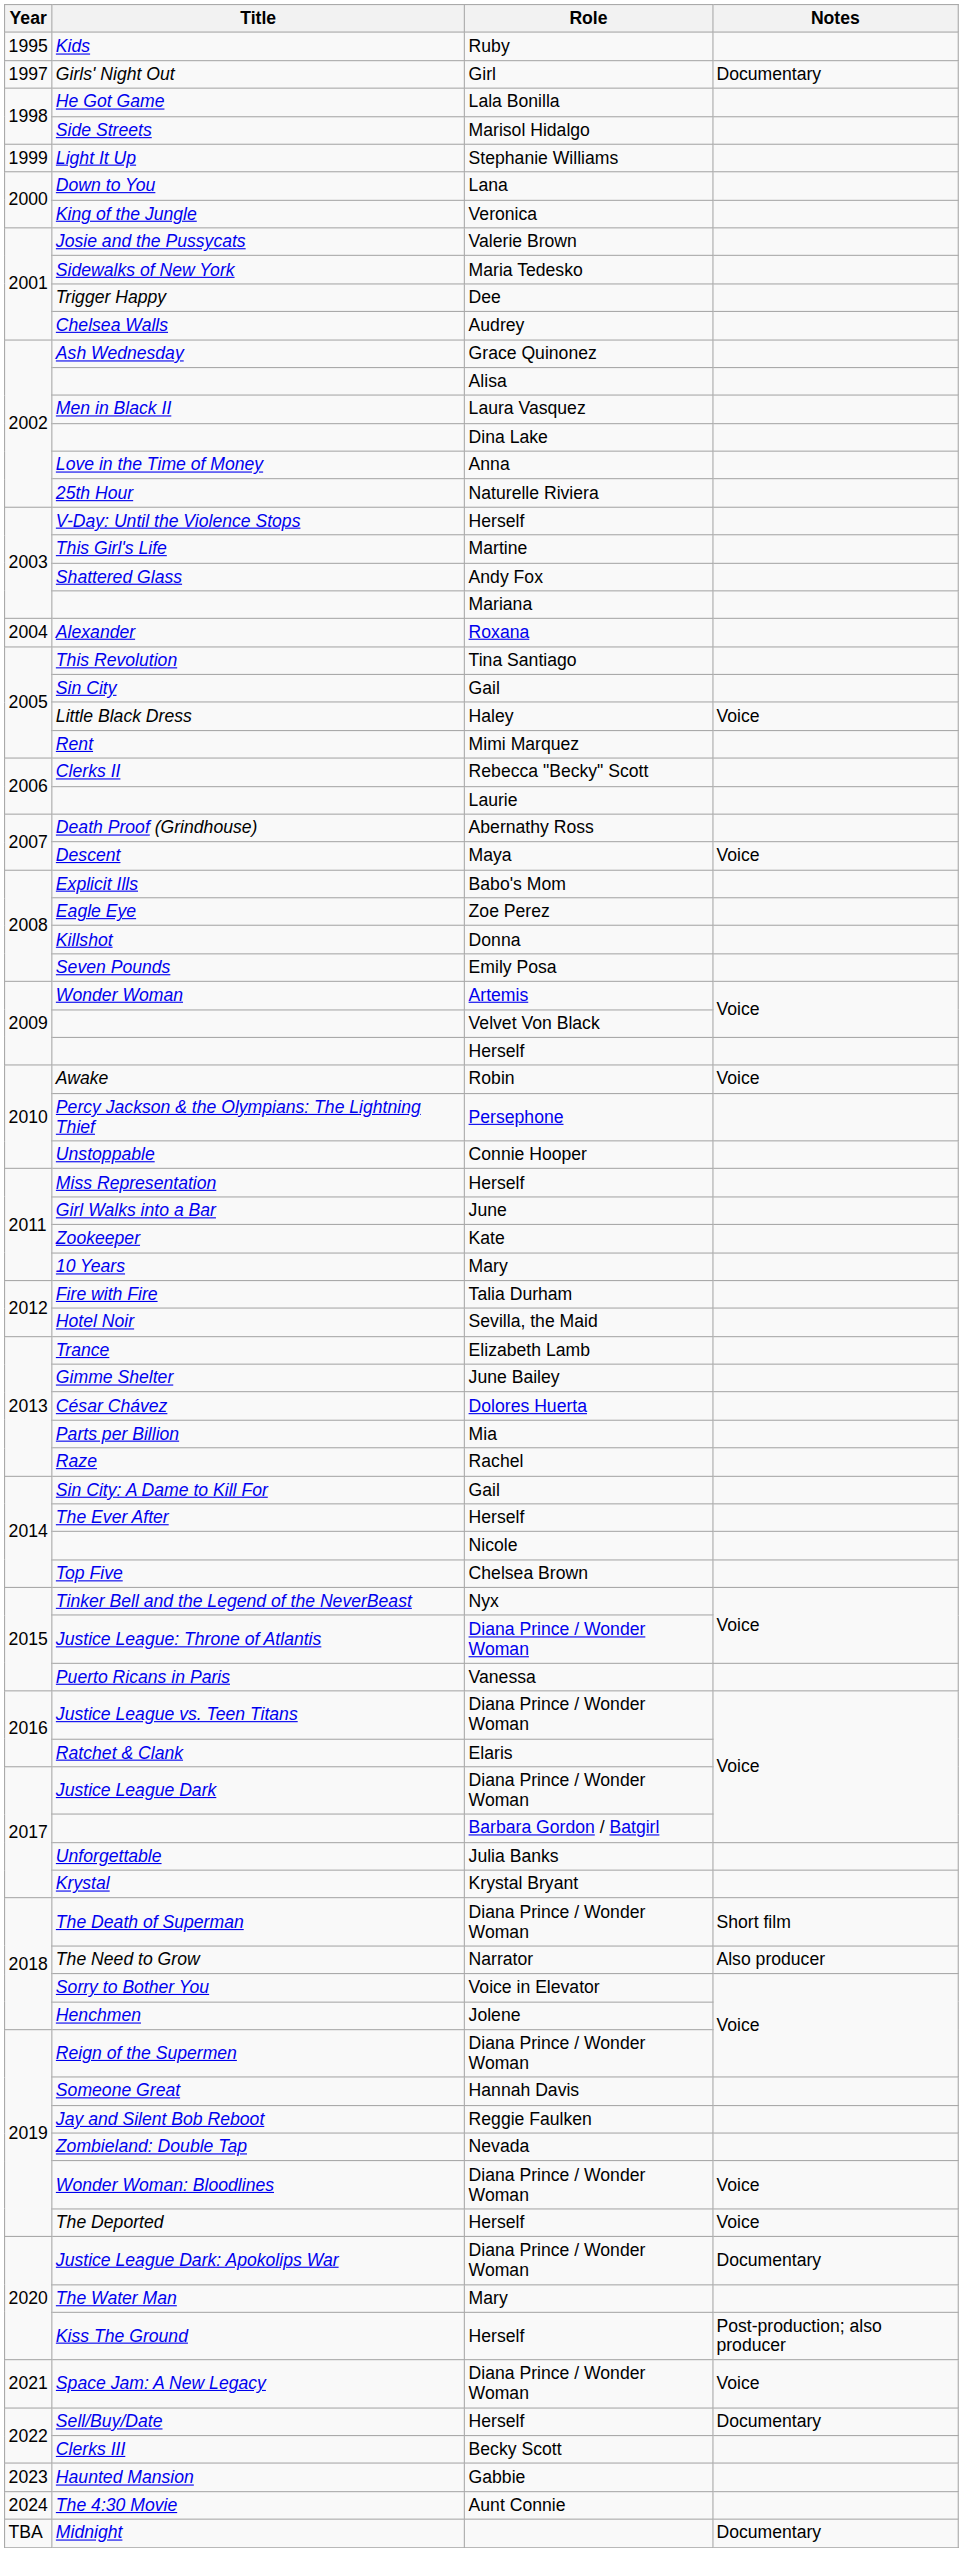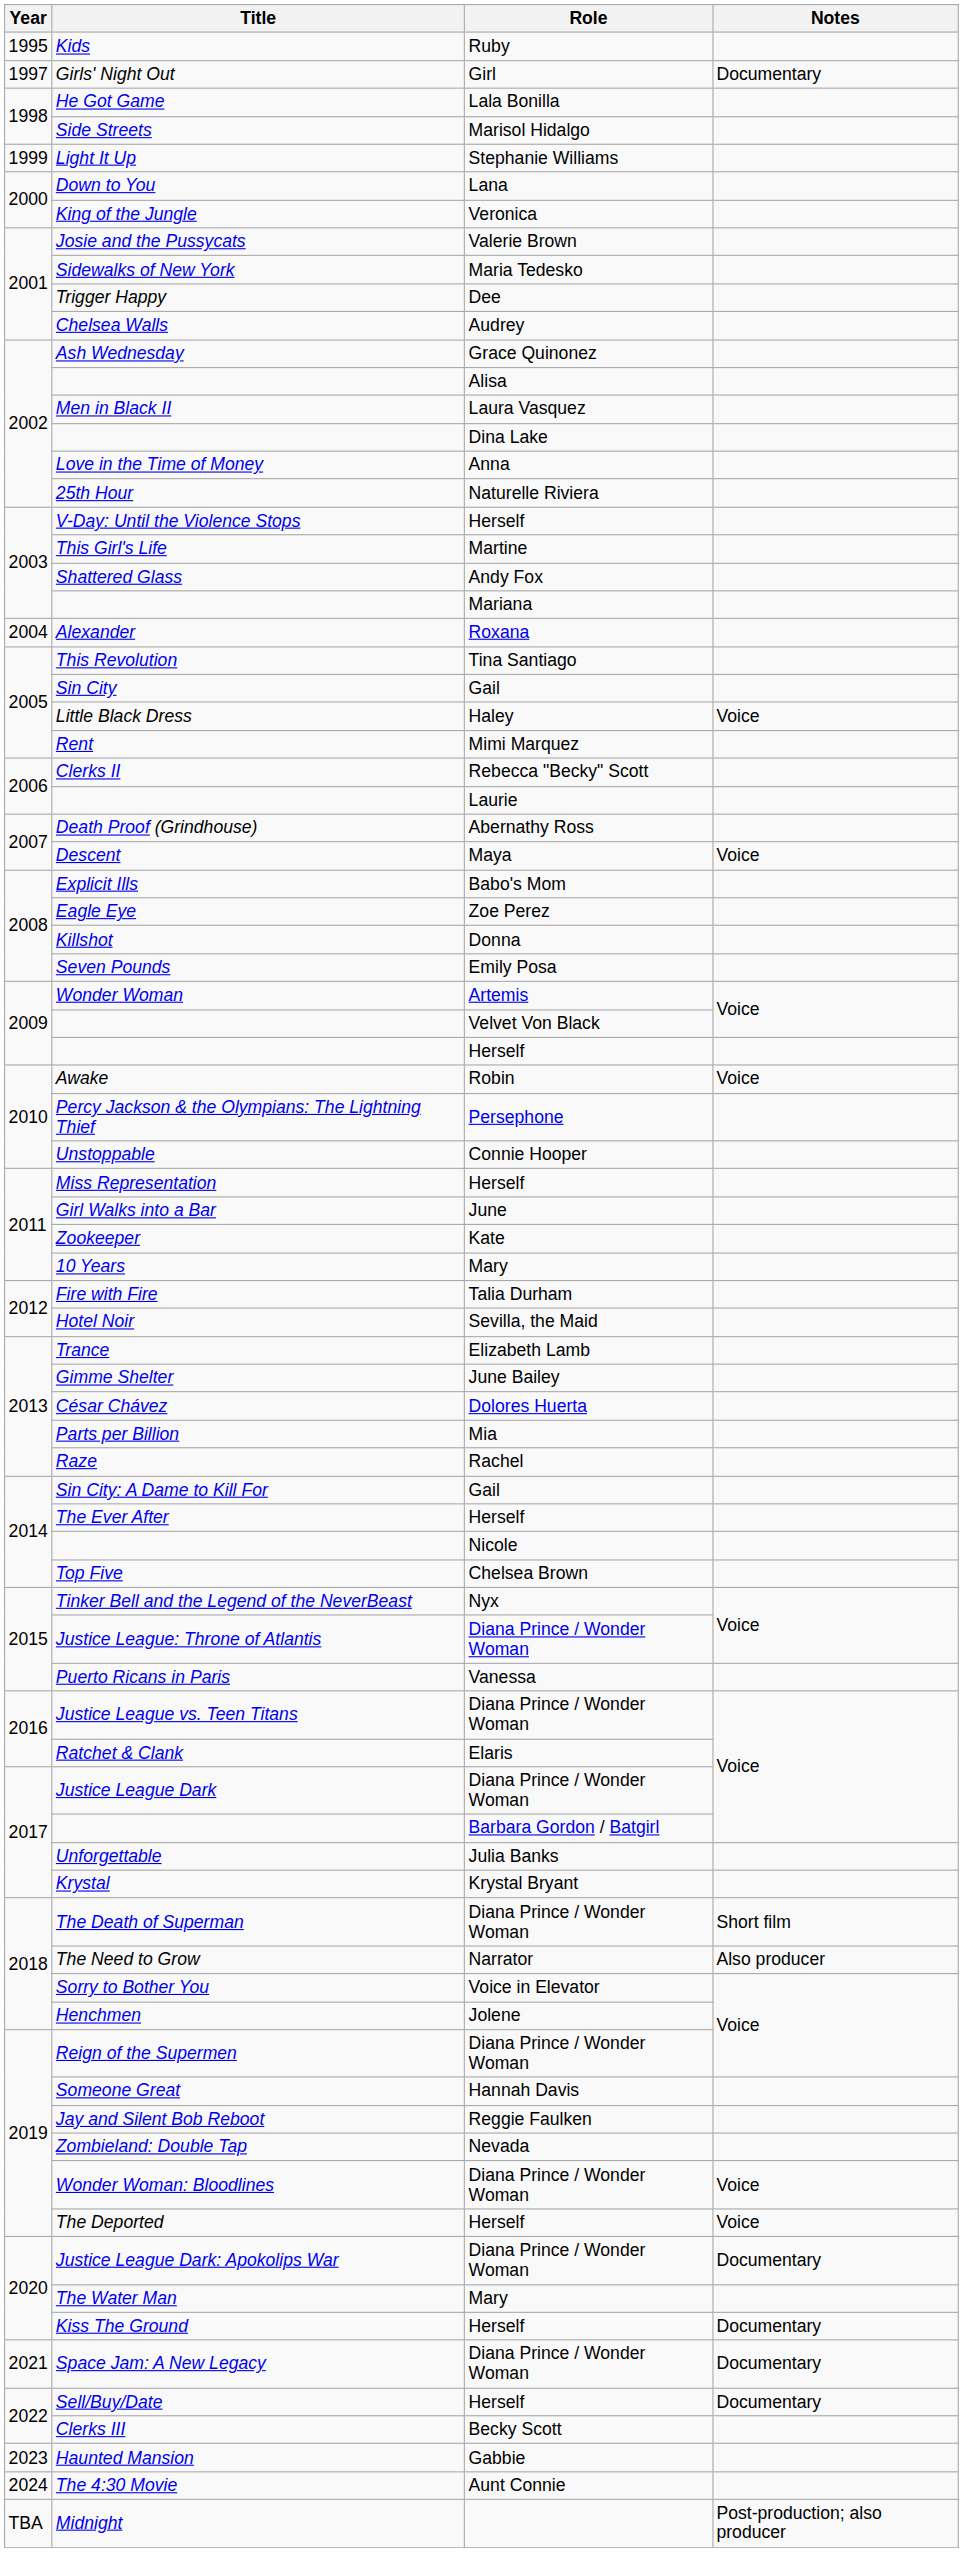(799, 2336) Post-production; also producer -> (769, 2326) Documentary
(738, 2383) Voice -> (769, 2363) Documentary
(769, 2533) Documentary -> (799, 2523) Post-production; also producer
